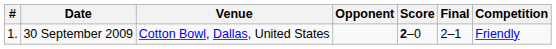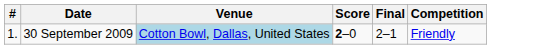- column: (365, 14)
(234, 34) no background -> (234, 34) lightblue background
